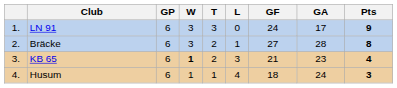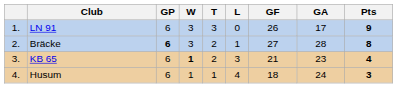(273, 28) 24 -> (273, 28) 26
(168, 43) normal -> (168, 43) bold
